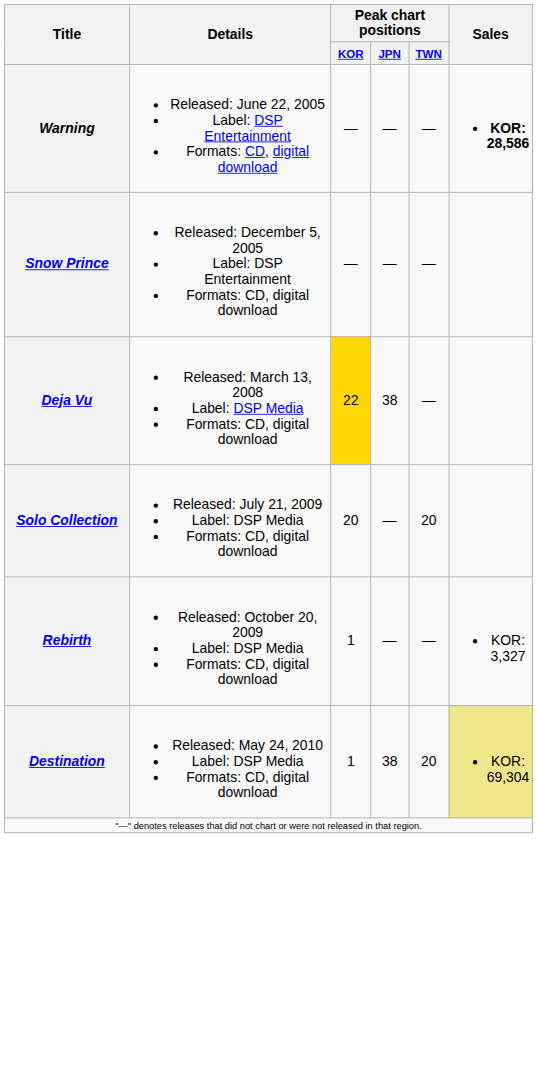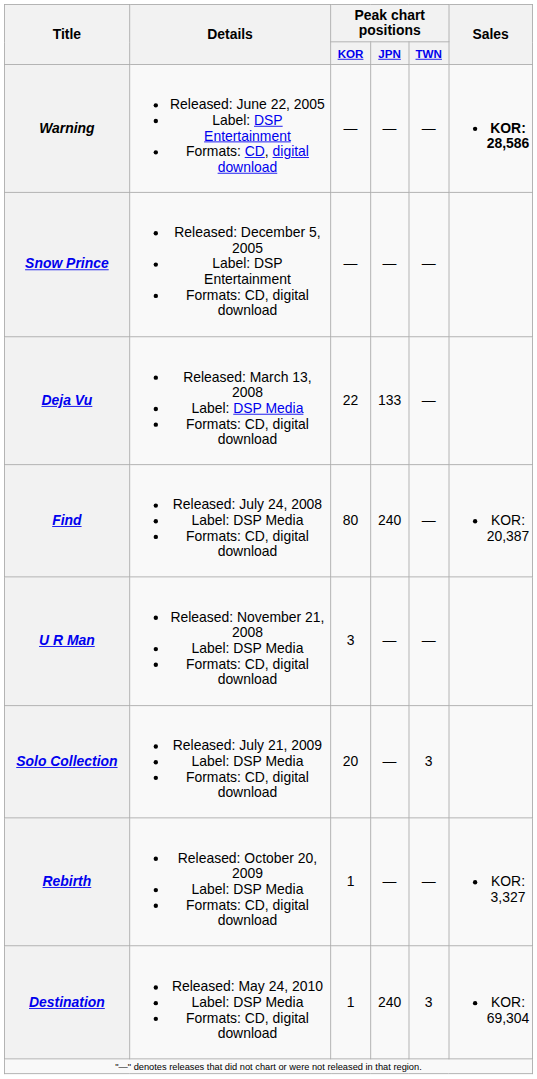(351, 400) gold background -> (351, 400) no background
(390, 400) 38 -> (390, 400) 133
+ row: (67, 520)
+ row: (67, 641)
(429, 520) 20 -> (429, 761) 3
(390, 761) 38 -> (390, 1002) 240
(429, 761) 20 -> (429, 1002) 3
(491, 769) khaki background -> (491, 1010) no background
